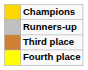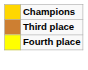- row: (50, 27)
